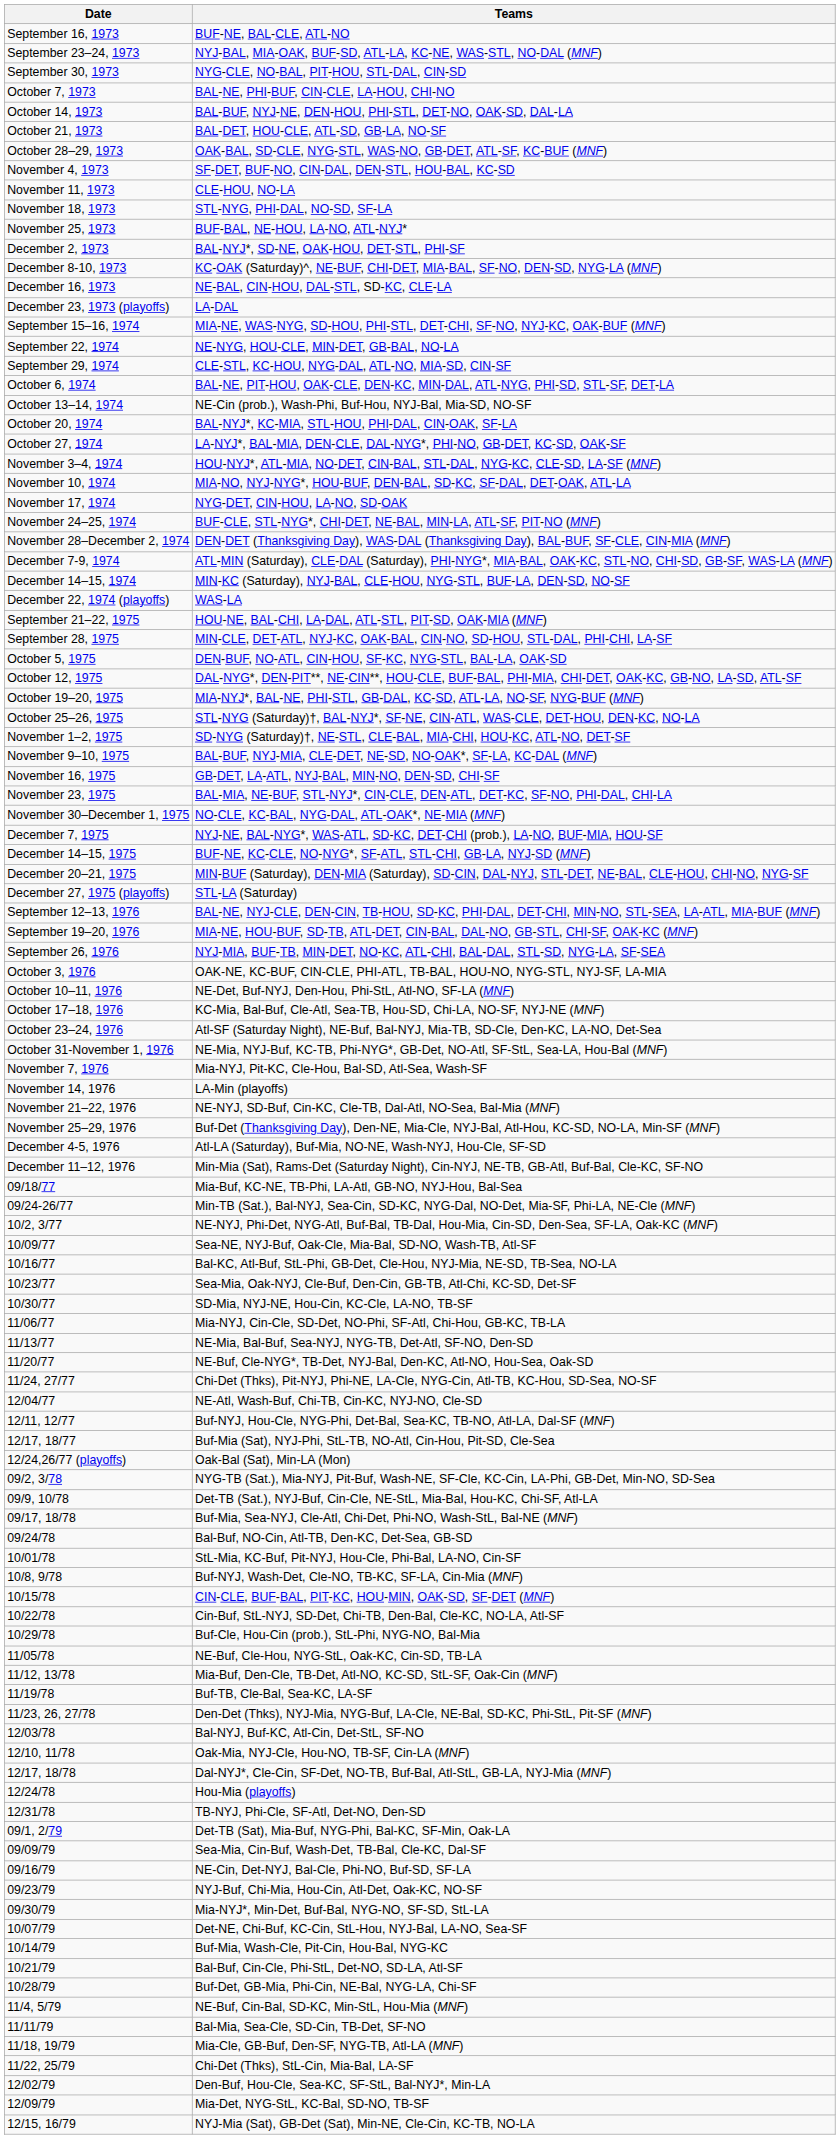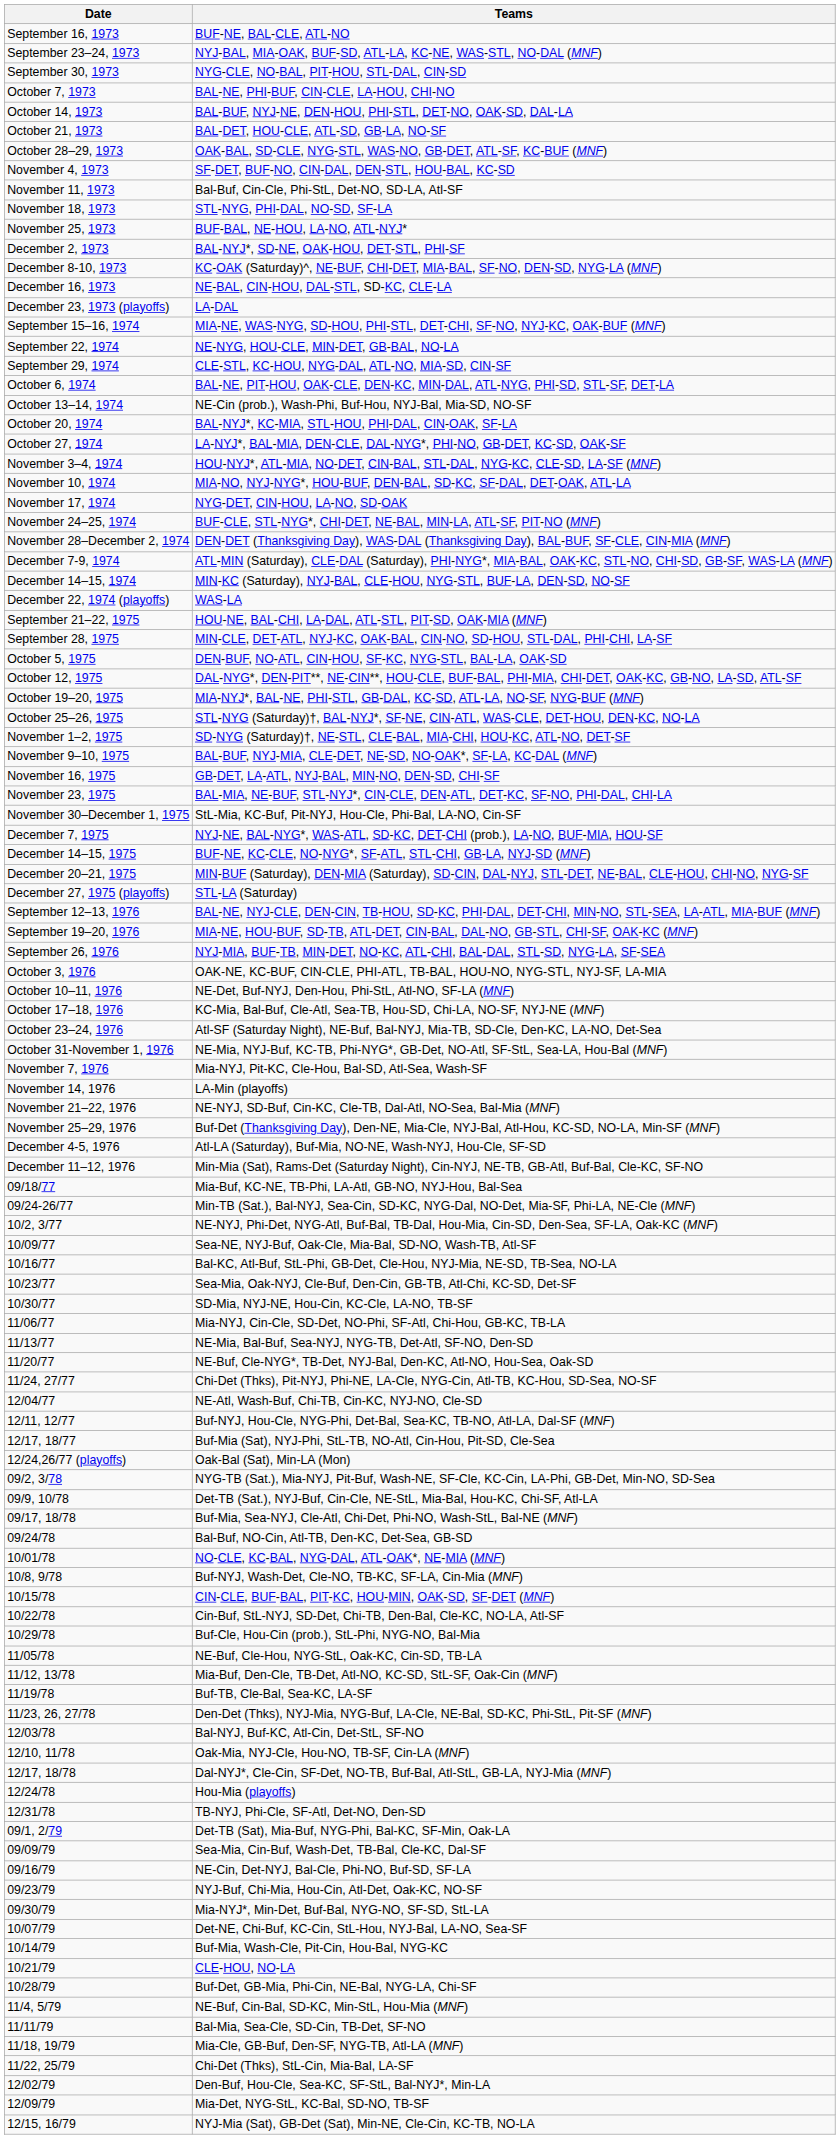(245, 190) CLE-HOU, NO-LA -> (329, 190) Bal-Buf, Cin-Cle, Phi-StL, Det-NO, SD-LA, Atl-SF
(350, 815) NO-CLE, KC-BAL, NYG-DAL, ATL-OAK*, NE-MIA (MNF) -> (358, 815) StL-Mia, KC-Buf, Pit-NYJ, Hou-Cle, Phi-Bal, LA-NO, Cin-SF
(358, 1557) StL-Mia, KC-Buf, Pit-NYJ, Hou-Cle, Phi-Bal, LA-NO, Cin-SF -> (350, 1557) NO-CLE, KC-BAL, NYG-DAL, ATL-OAK*, NE-MIA (MNF)
(329, 1968) Bal-Buf, Cin-Cle, Phi-StL, Det-NO, SD-LA, Atl-SF -> (245, 1968) CLE-HOU, NO-LA
